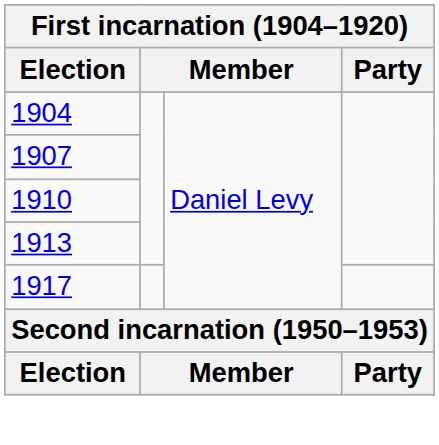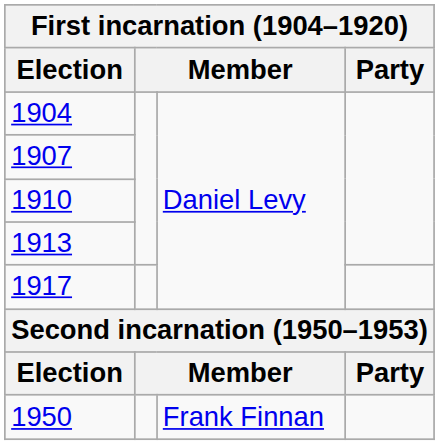+ row: (42, 416)
